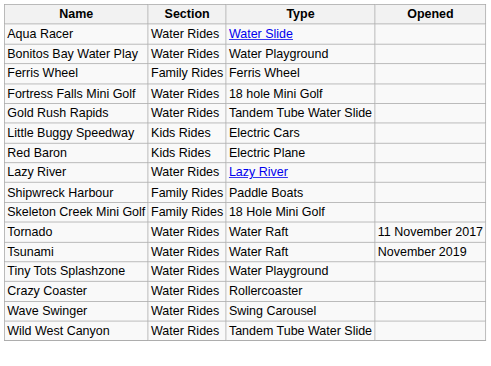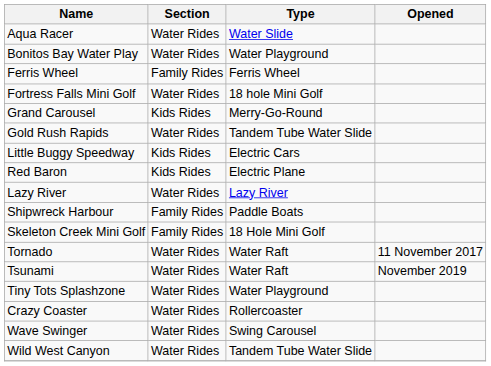+ row: (51, 113)
